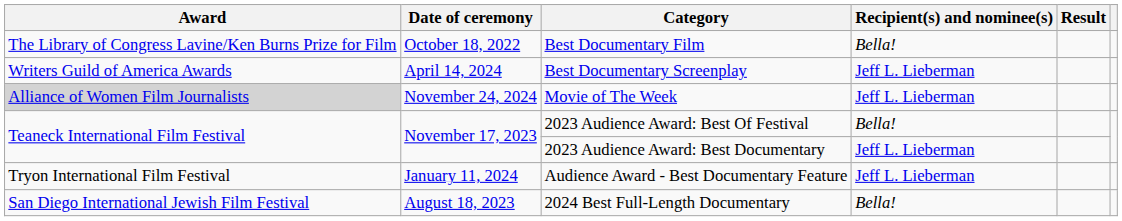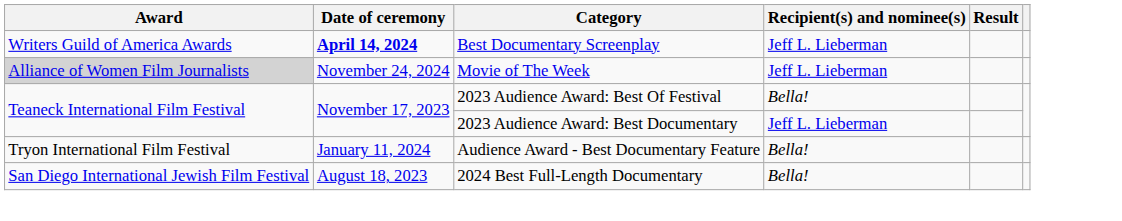- row: (624, 44)
(453, 70) normal -> (367, 44) bold
(915, 176) Jeff L. Lieberman -> (788, 149) Bella!
